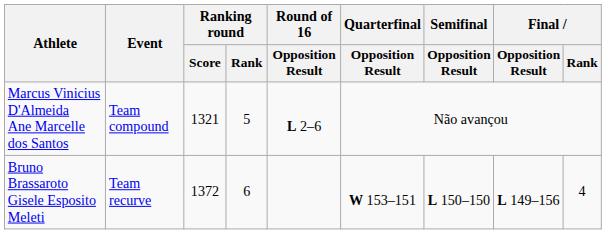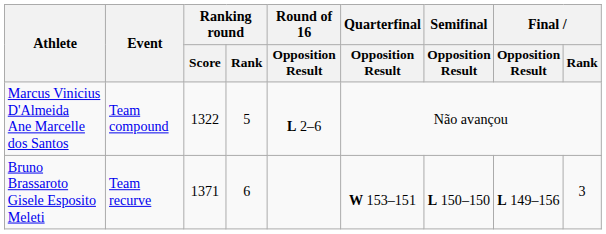(205, 119) 1321 -> (205, 119) 1322
(205, 192) 1372 -> (205, 192) 1371
(582, 192) 4 -> (582, 192) 3
